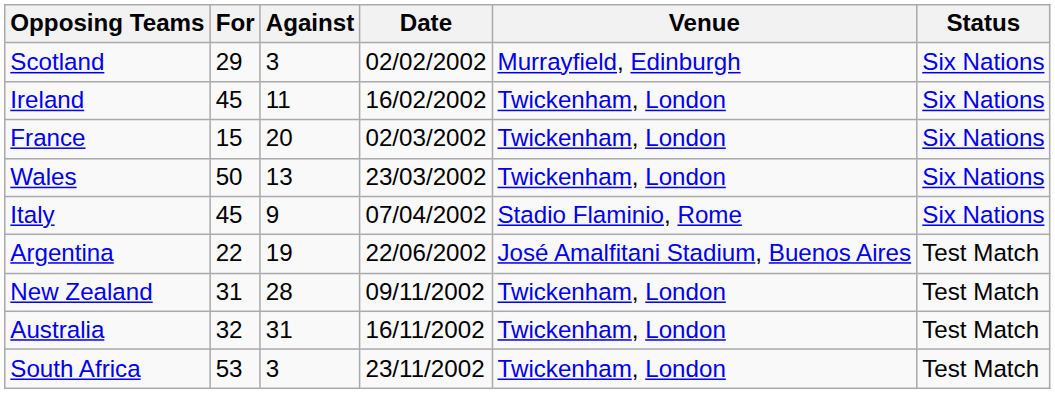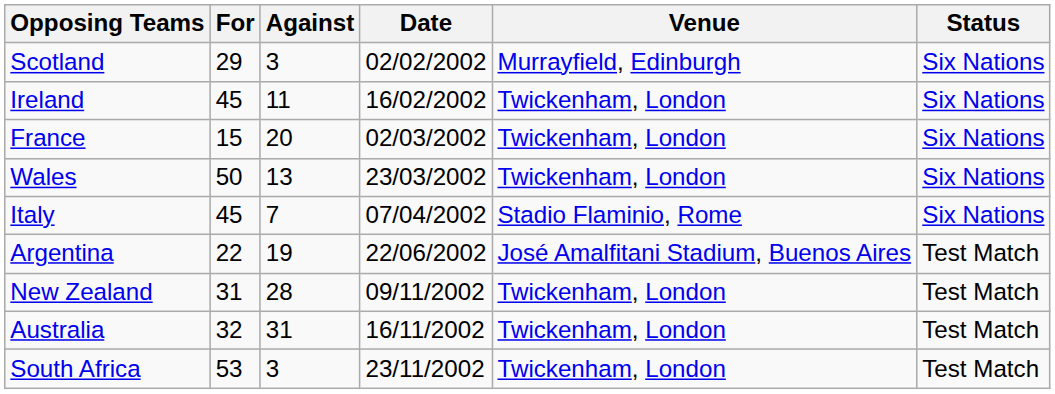(272, 215) 9 -> (272, 215) 7
